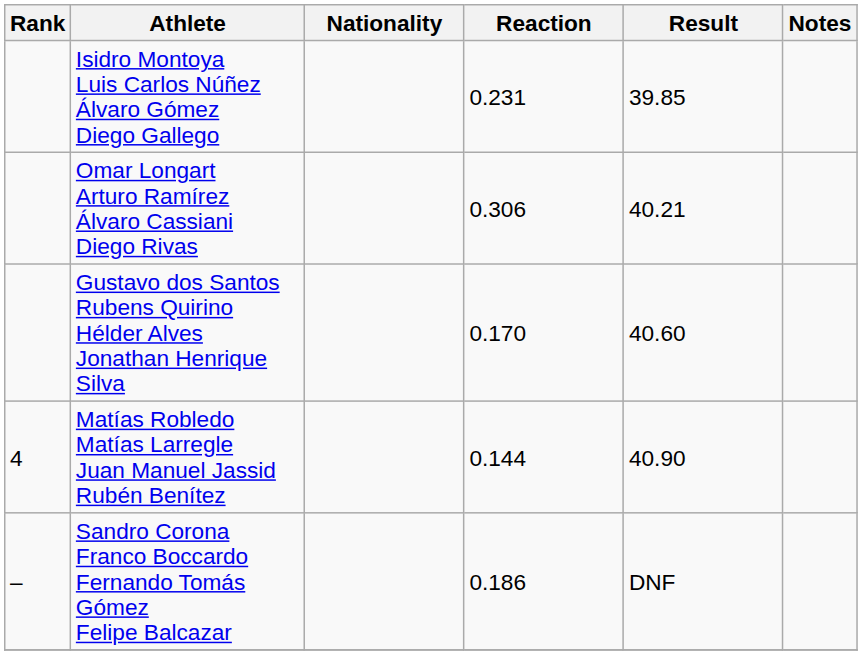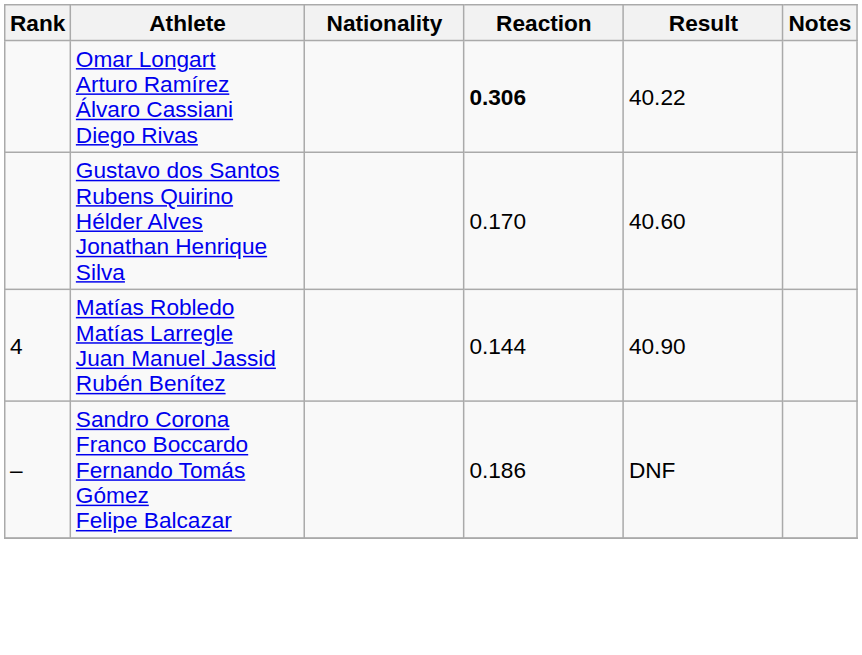- row: (168, 97)
(498, 209) normal -> (498, 97) bold
(657, 209) 40.21 -> (657, 97) 40.22
